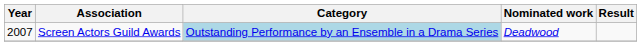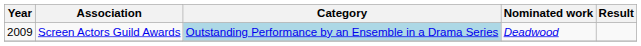(20, 31) 2007 -> (20, 31) 2009
